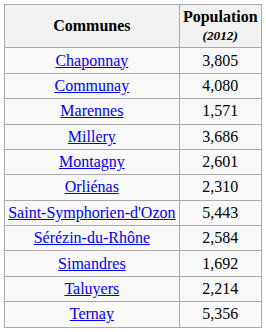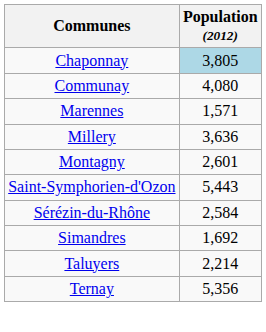(220, 60) no background -> (220, 60) lightblue background
(220, 136) 3,686 -> (220, 136) 3,636
- row: (92, 187)
